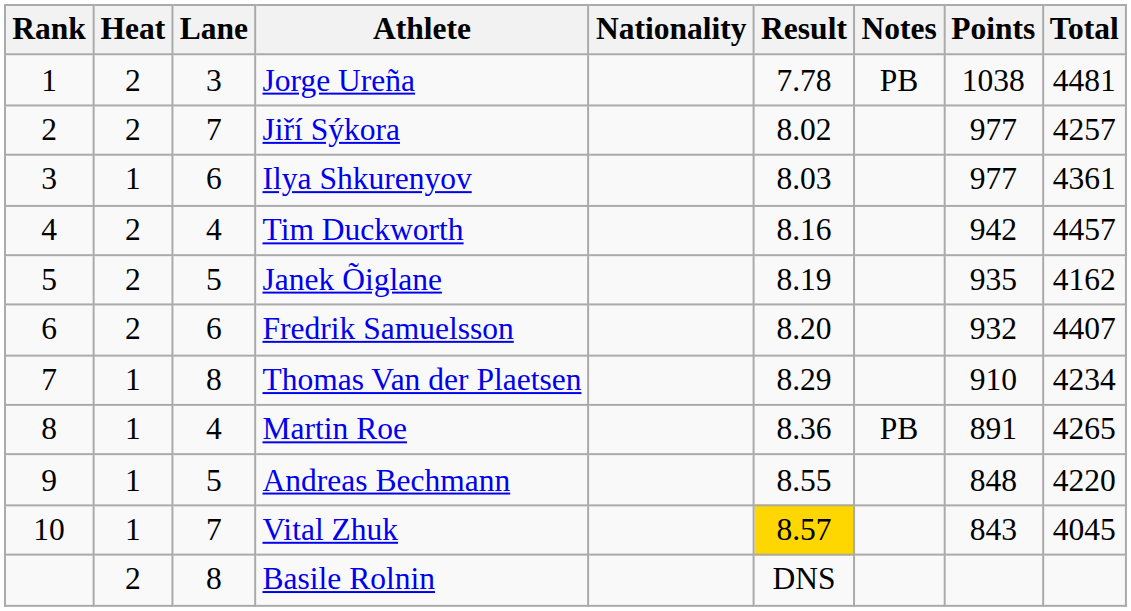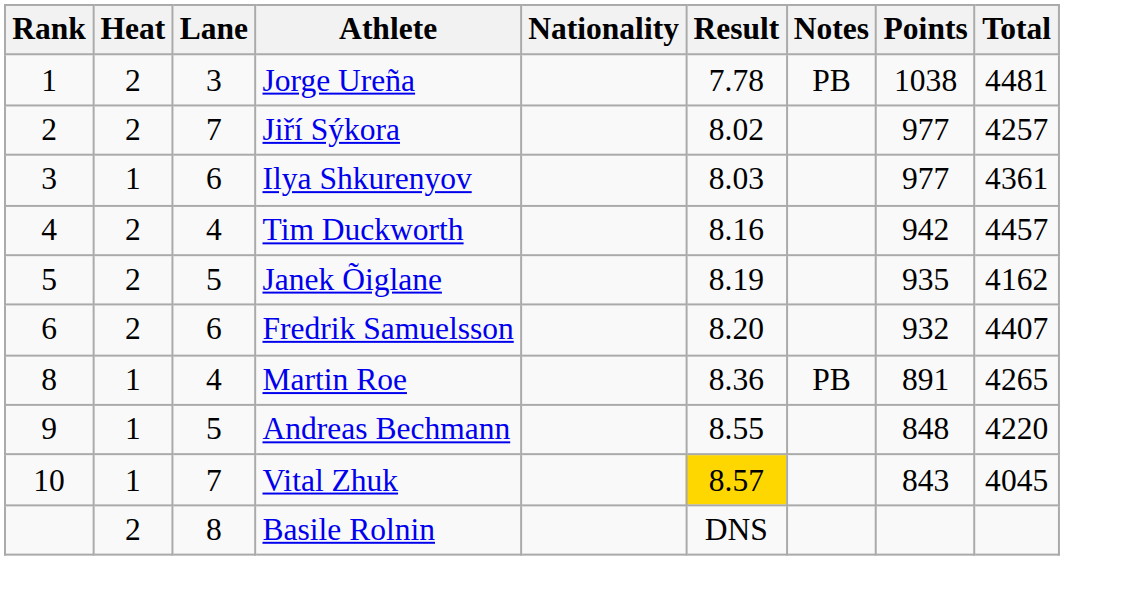- row: (422, 379)
